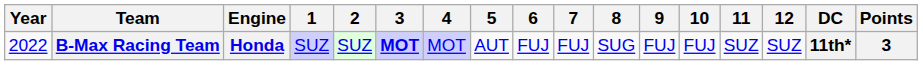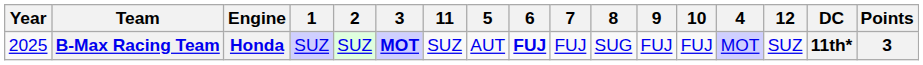columns swapped: (447, 18) <-> (741, 18)
(28, 45) 2022 -> (28, 45) 2025
(533, 45) normal -> (530, 45) bold
